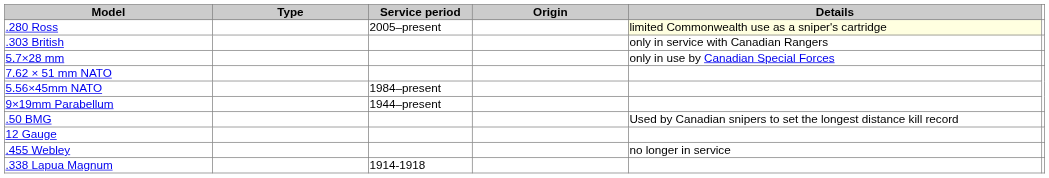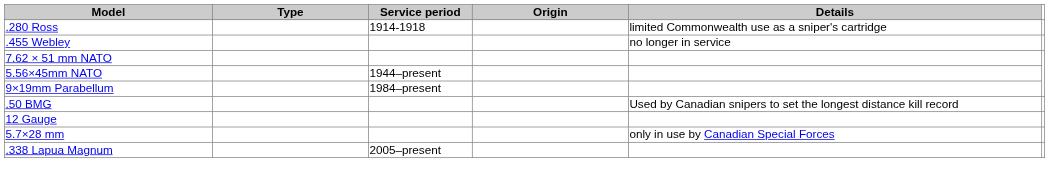(405, 27) 2005–present -> (397, 27) 1914-1918
(758, 27) lightyellow background -> (758, 27) no background
- row: (35, 42)
rows swapped: (38, 150) <-> (35, 58)
(405, 88) 1984–present -> (405, 73) 1944–present
(405, 104) 1944–present -> (405, 88) 1984–present
(397, 165) 1914-1918 -> (405, 150) 2005–present
